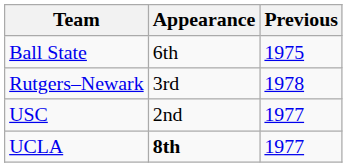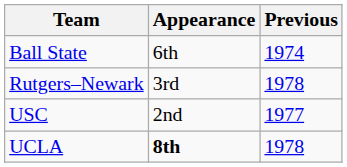(284, 51) 1975 -> (284, 51) 1974
(284, 146) 1977 -> (284, 146) 1978
